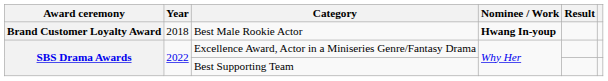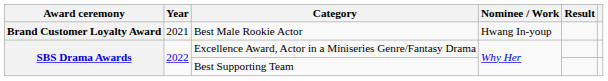(178, 31) 2018 -> (178, 31) 2021
(519, 31) bold -> (516, 31) normal
